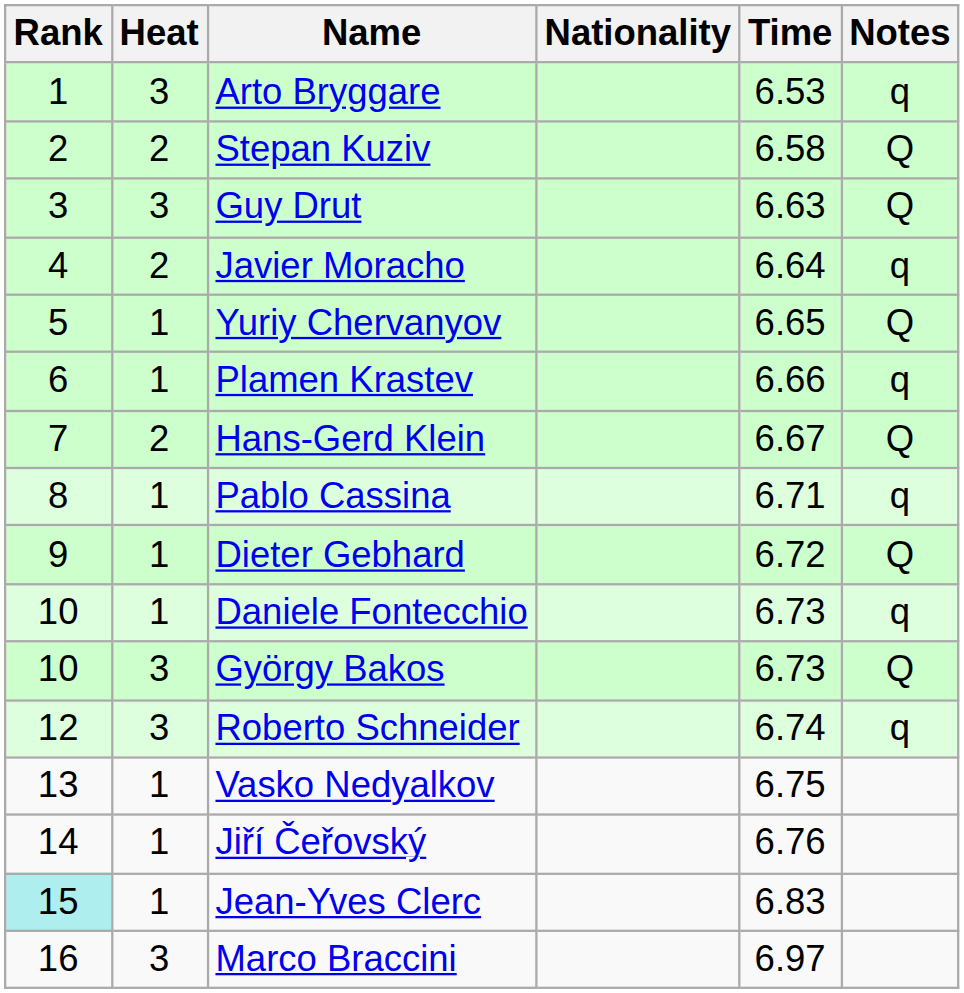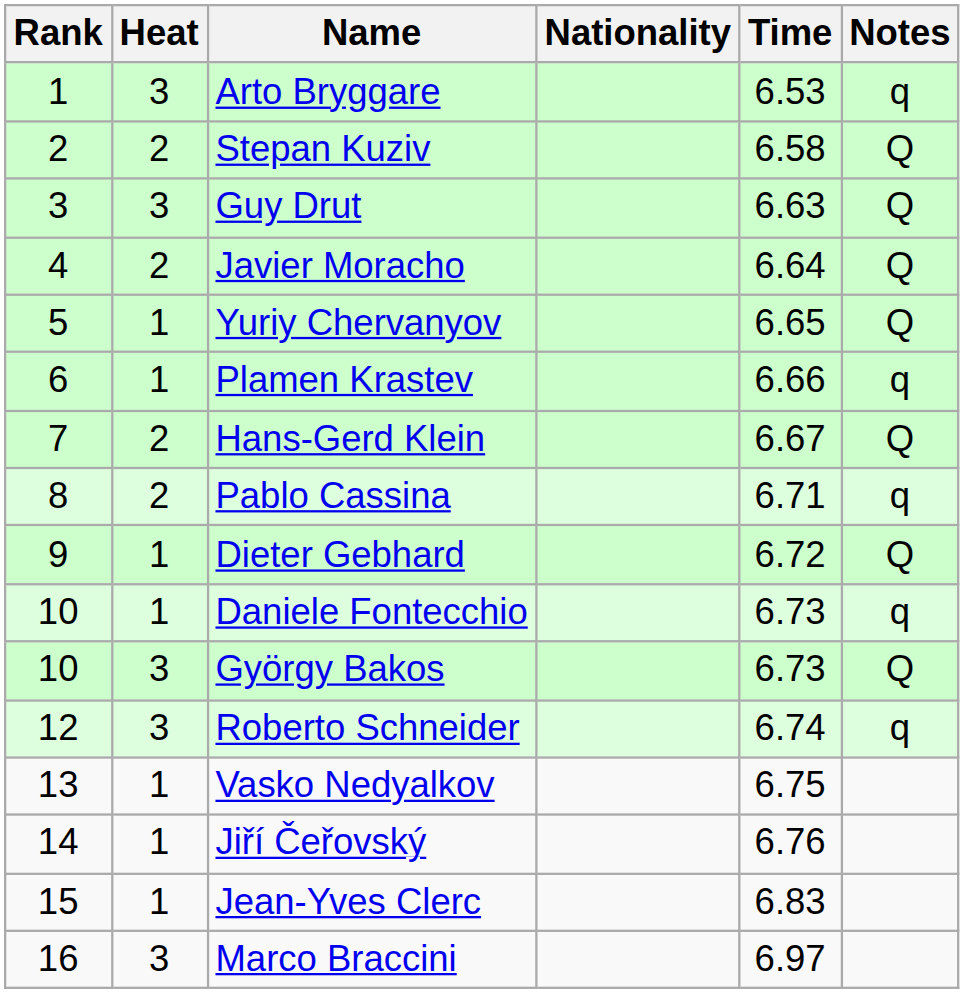(900, 264) q -> (900, 264) Q
(159, 496) 1 -> (159, 496) 2
(58, 901) paleturquoise background -> (58, 901) no background
